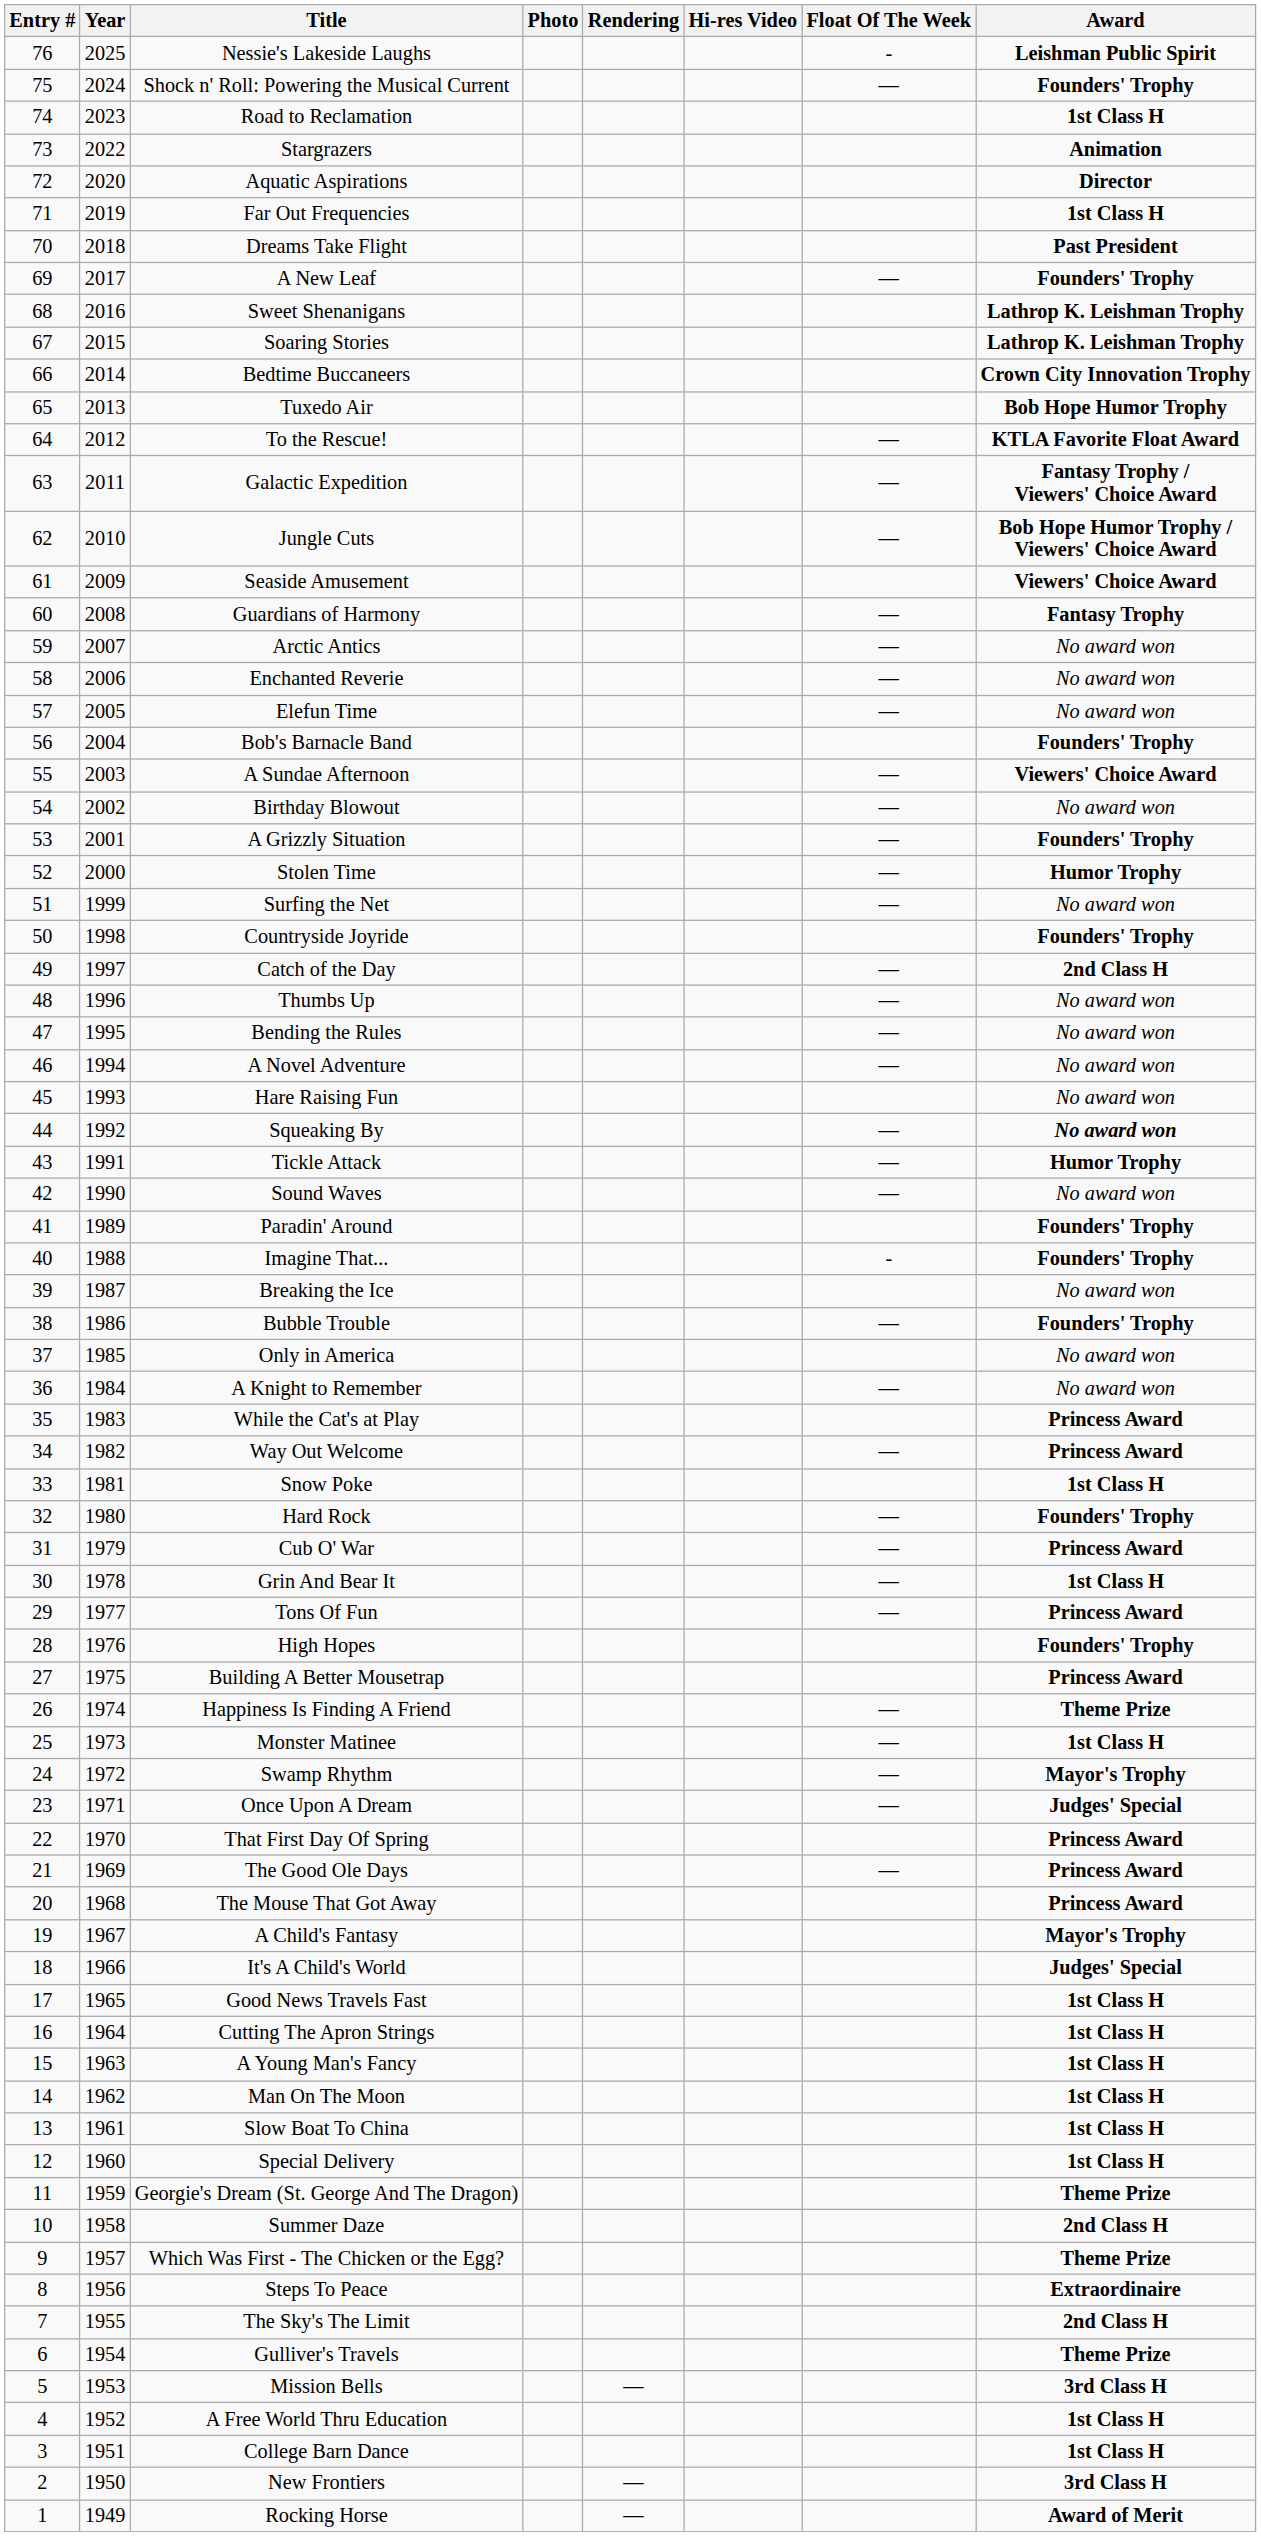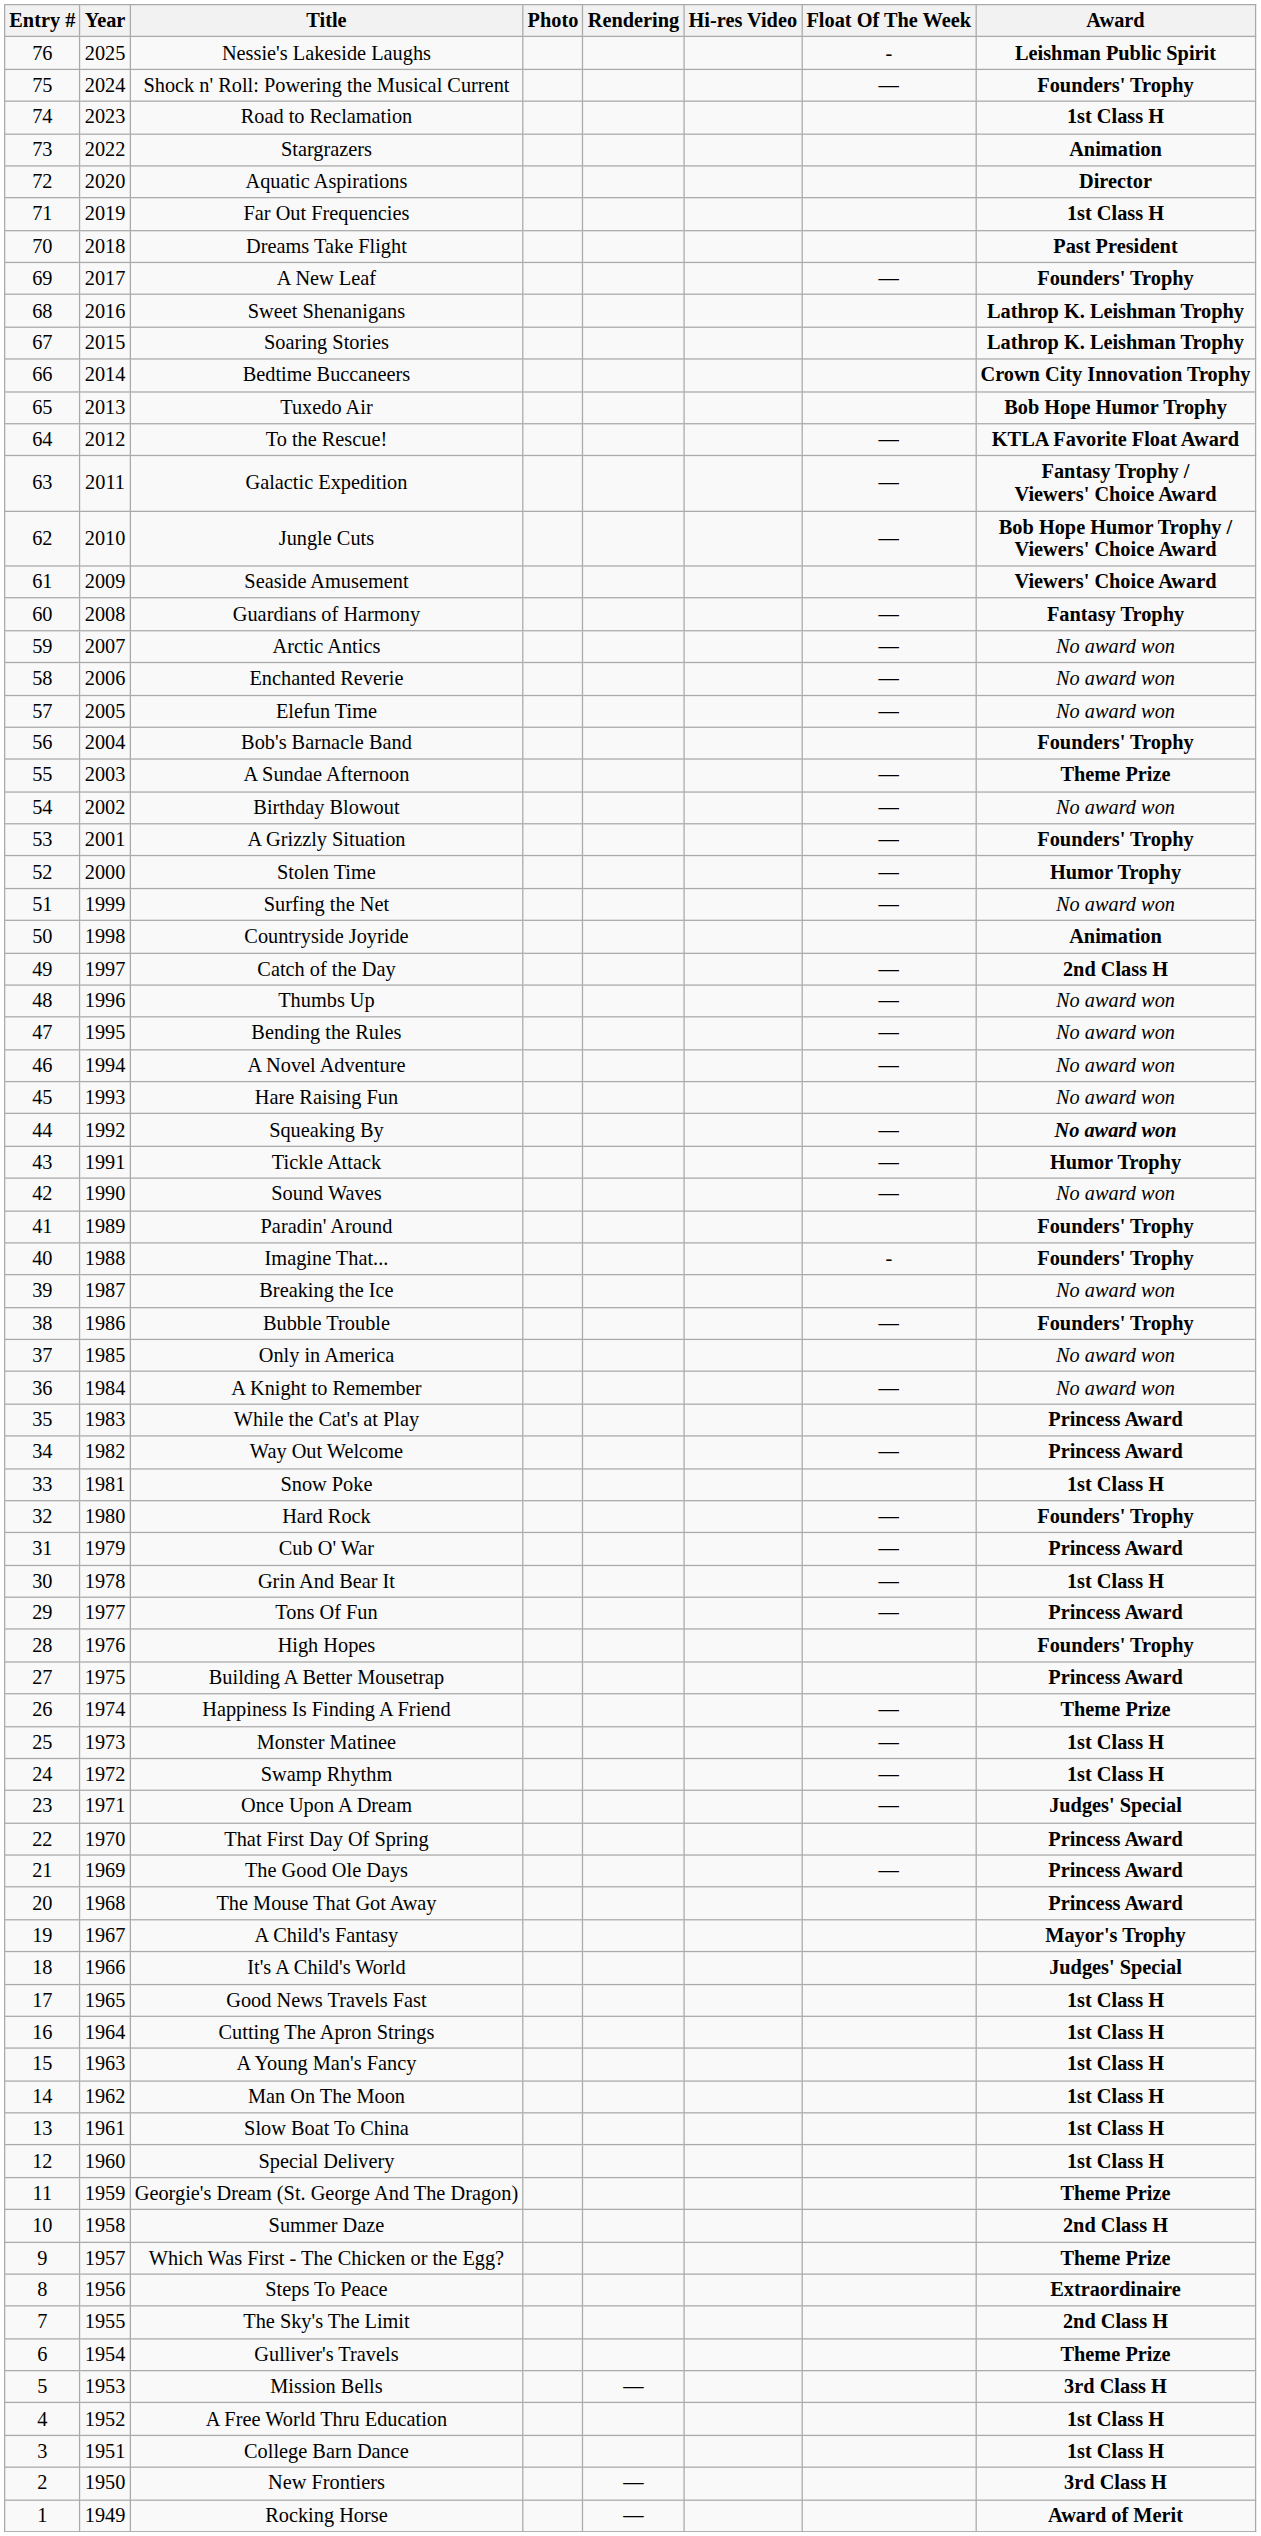(1115, 775) Viewers' Choice Award -> (1115, 775) Theme Prize
(1115, 936) Founders' Trophy -> (1115, 936) Animation
(1115, 1774) Mayor's Trophy -> (1115, 1774) 1st Class H
